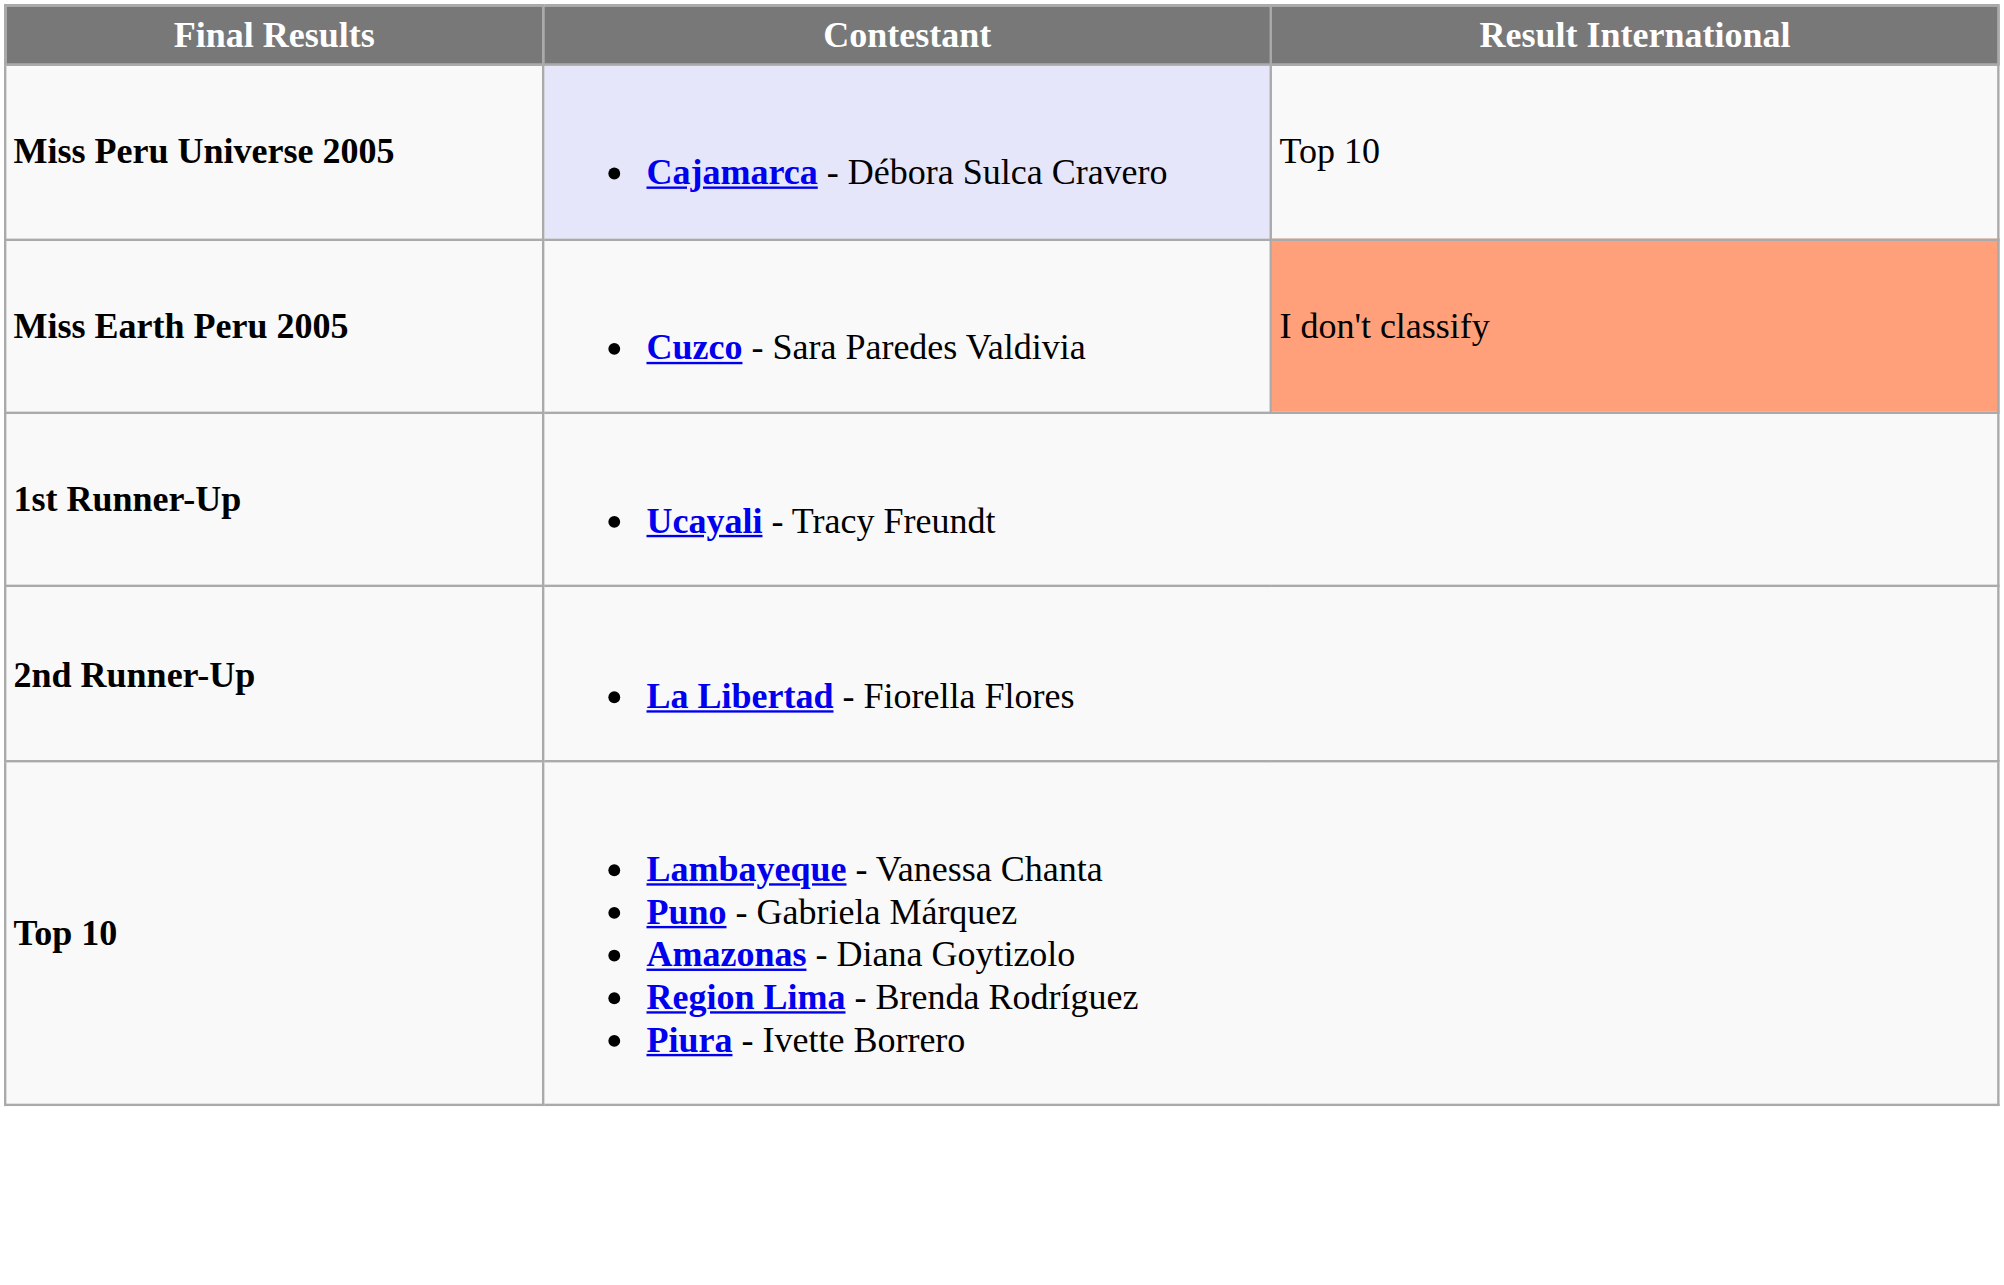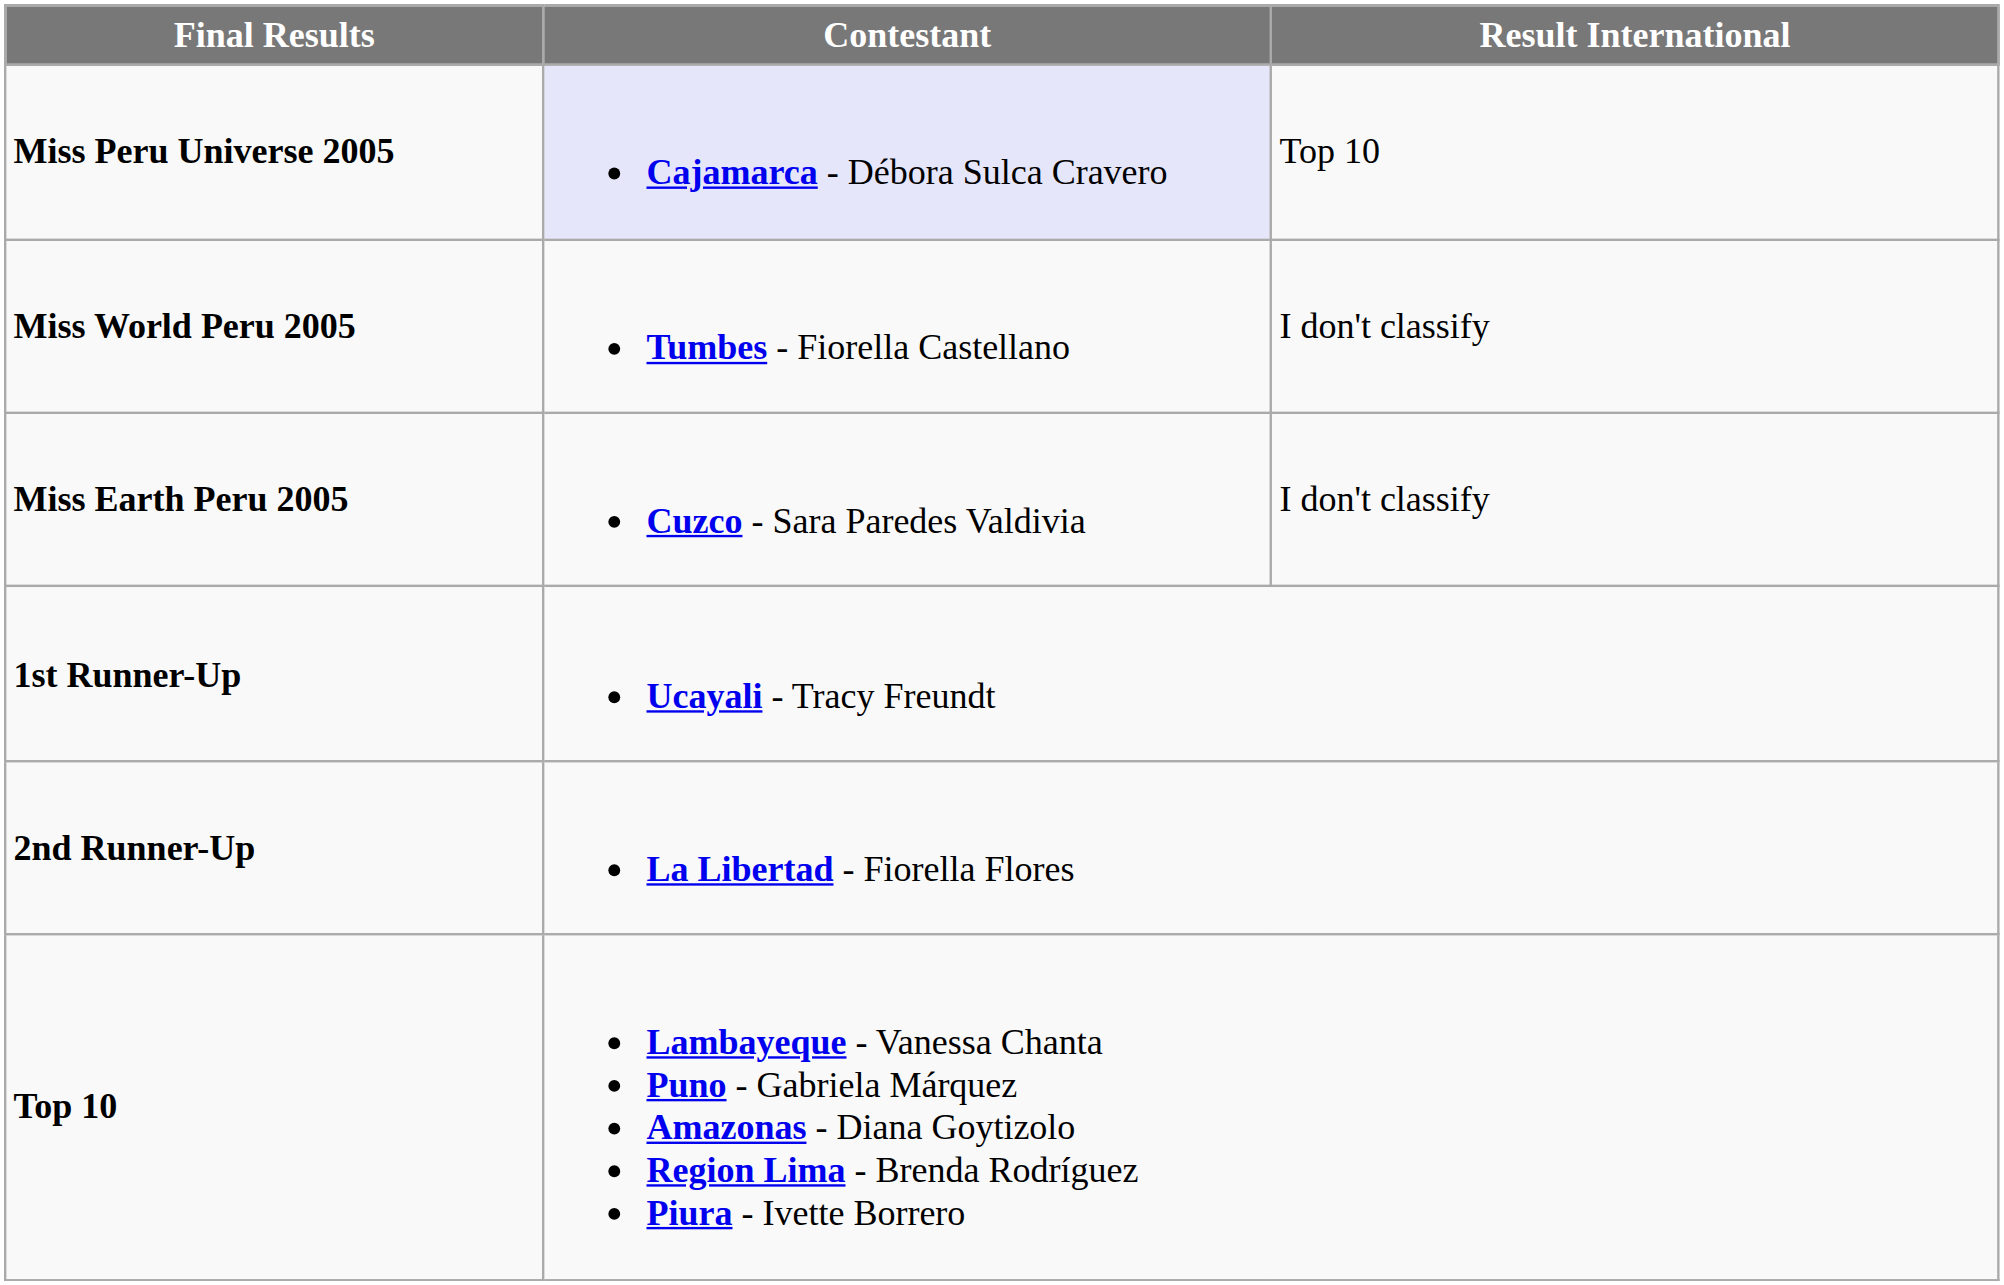+ row: (185, 325)
(1385, 325) lightsalmon background -> (1385, 499) no background
